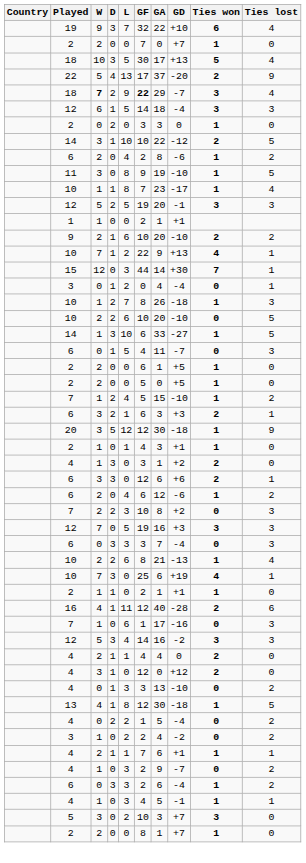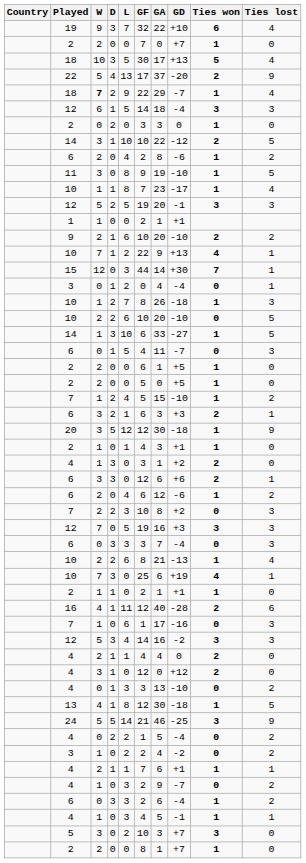(143, 93) bold -> (143, 93) normal
(216, 93) 3 -> (216, 93) 1
+ row: (71, 721)
